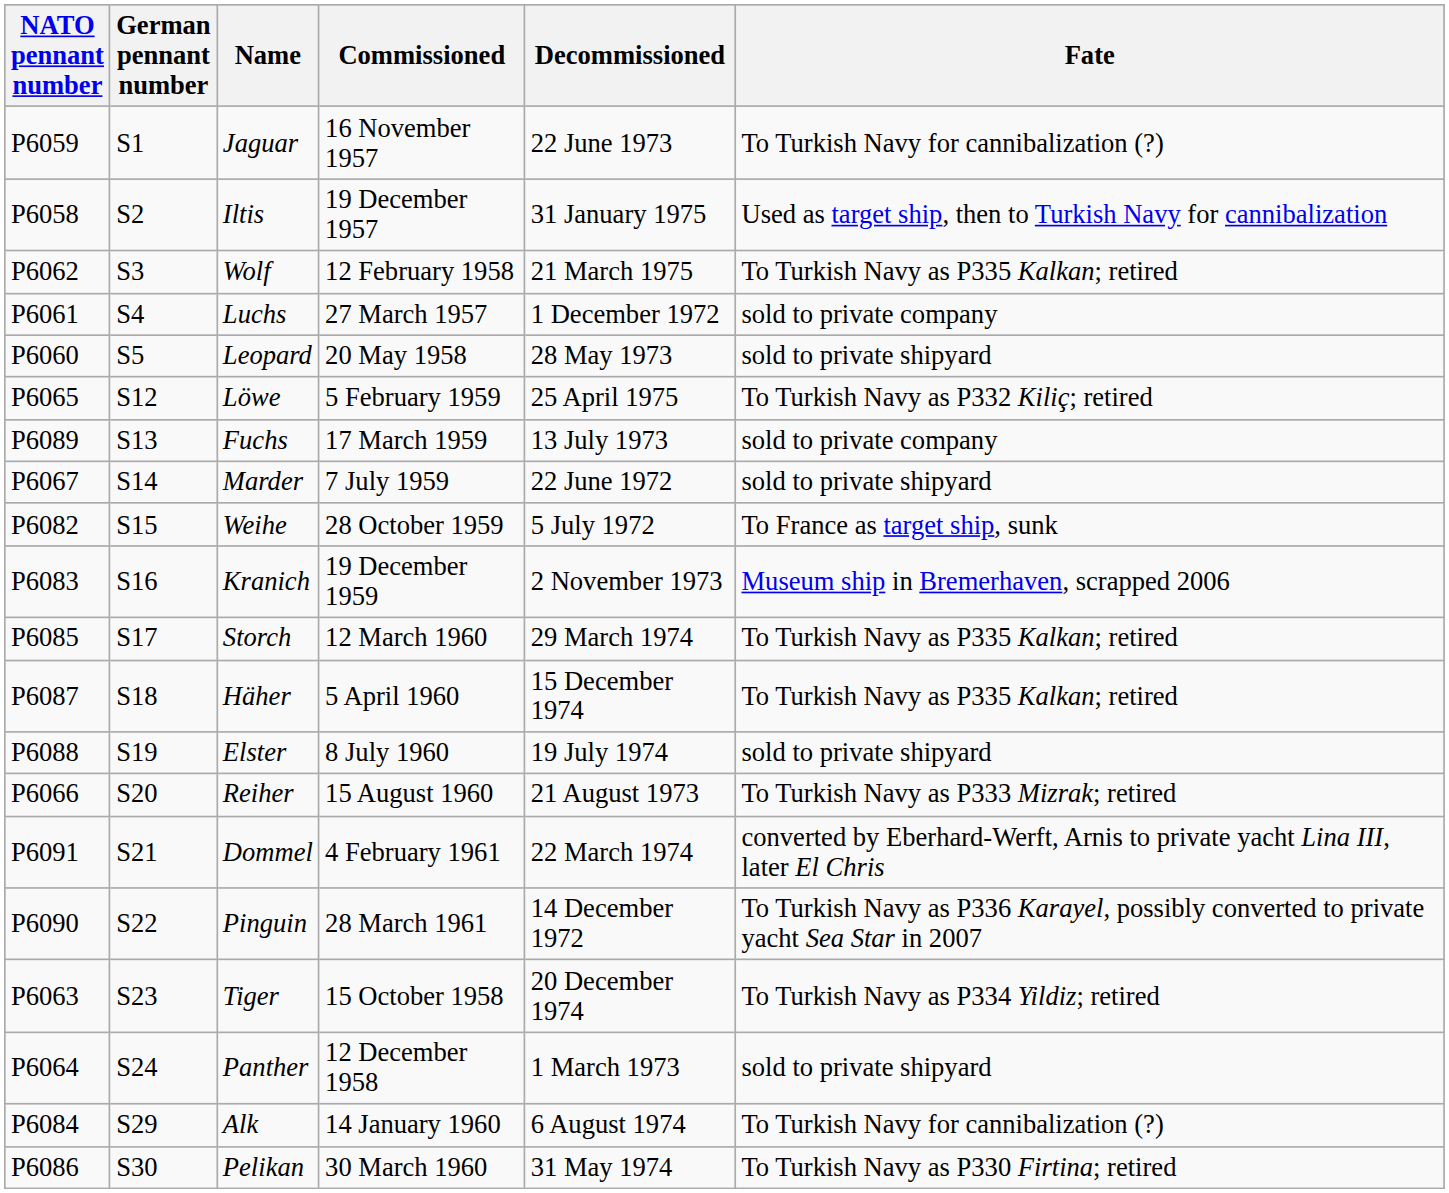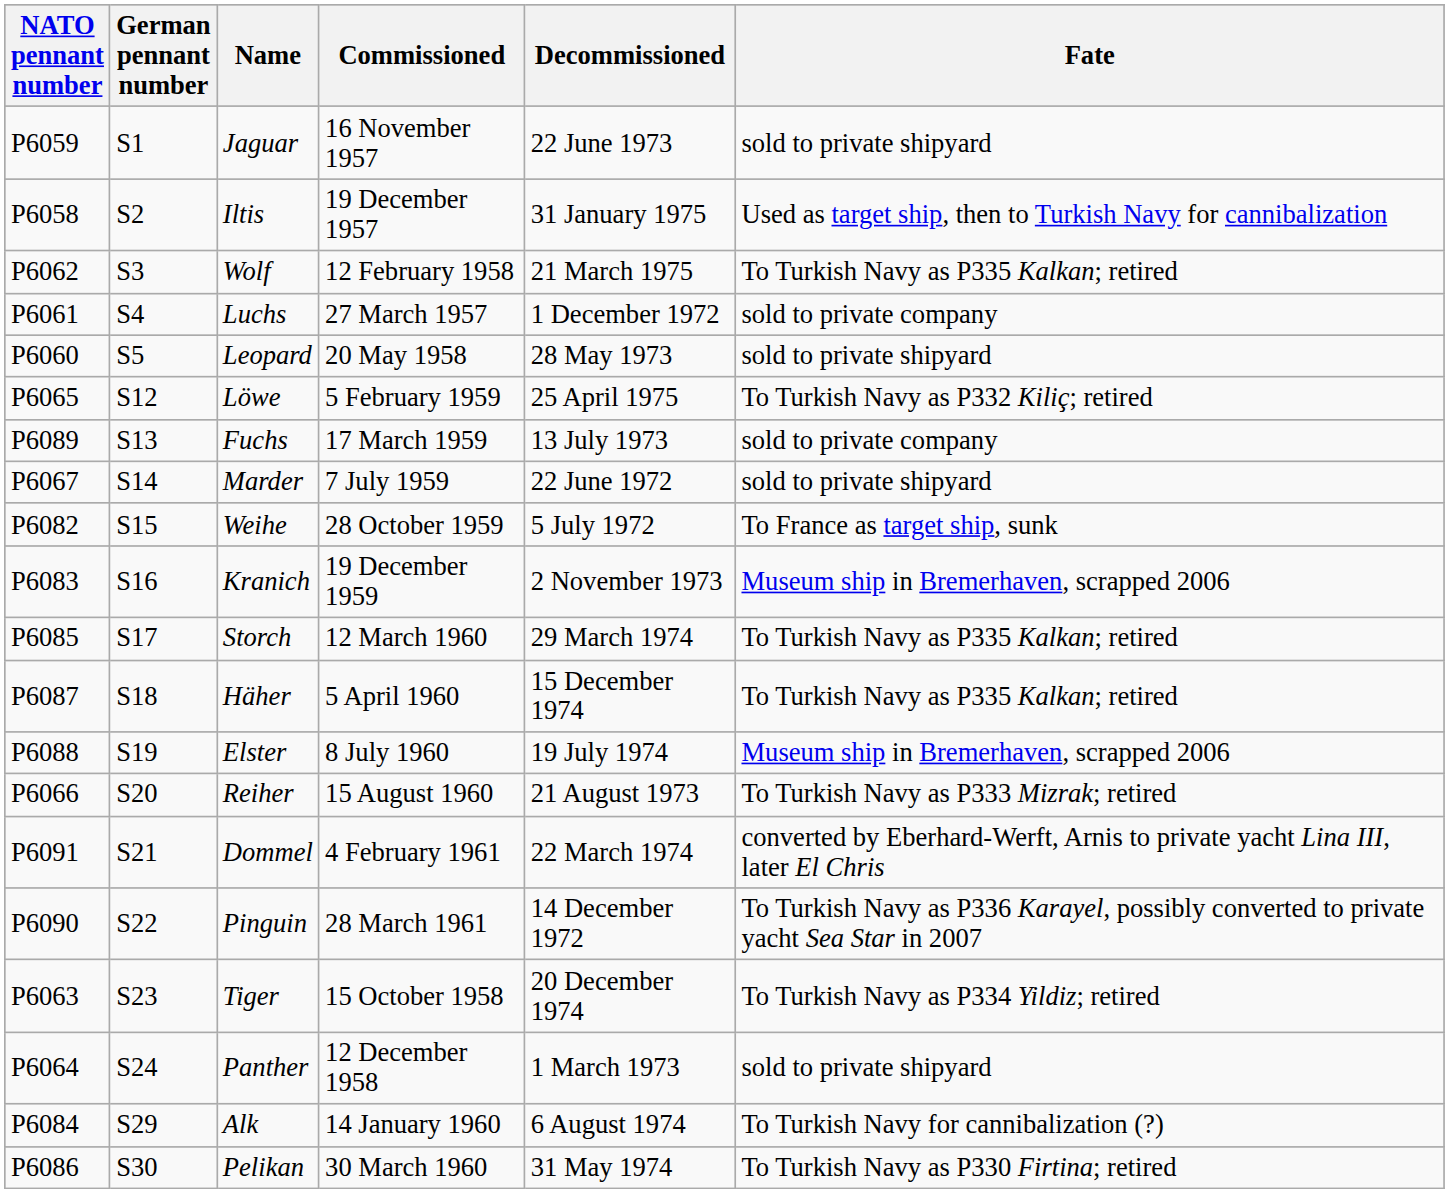(953, 142) To Turkish Navy for cannibalization (?) -> (867, 142) sold to private shipyard
(867, 752) sold to private shipyard -> (986, 752) Museum ship in Bremerhaven, scrapped 2006
